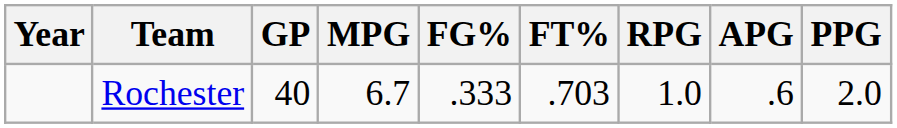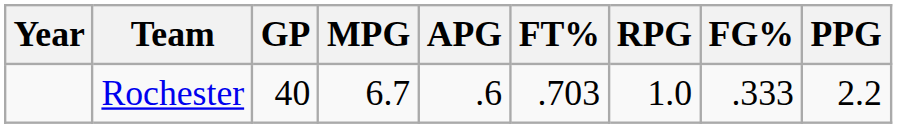columns swapped: (469, 34) <-> (756, 34)
(860, 93) 2.0 -> (860, 93) 2.2
